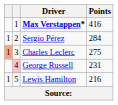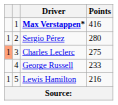(95, 38) 284 -> (95, 38) 280
(16, 65) pink background -> (16, 65) no background
(95, 65) 231 -> (95, 65) 233
